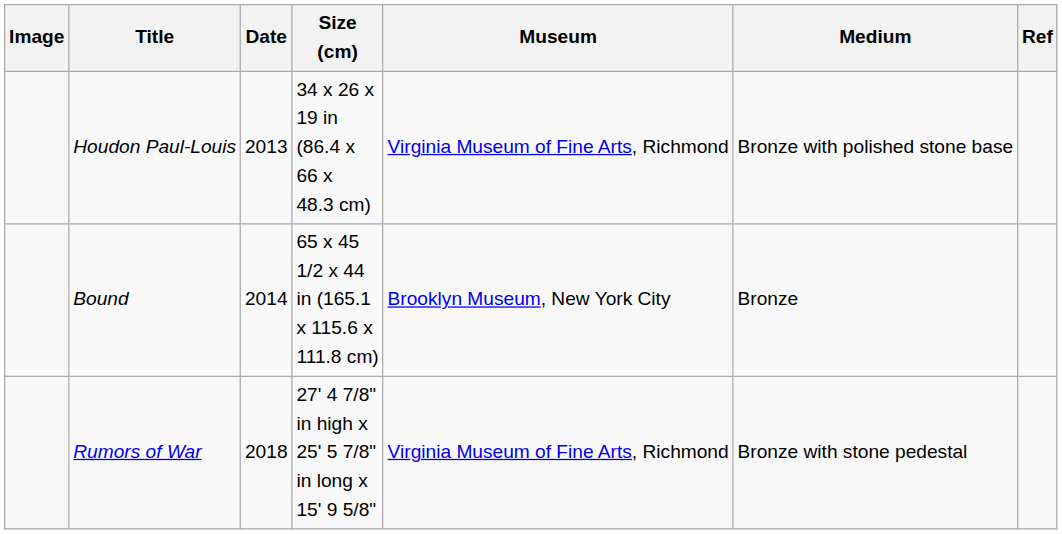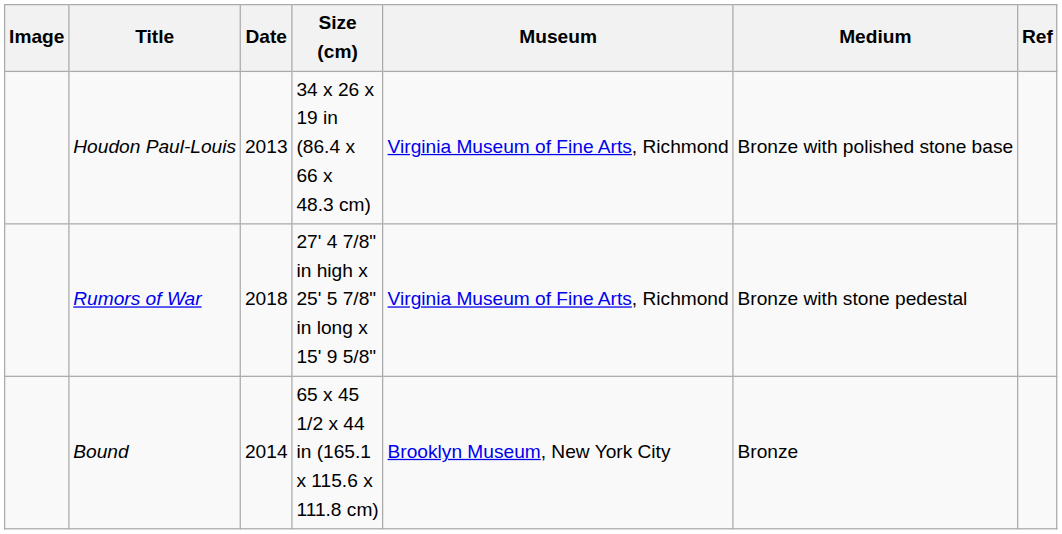rows swapped: (101, 299) <-> (137, 451)
